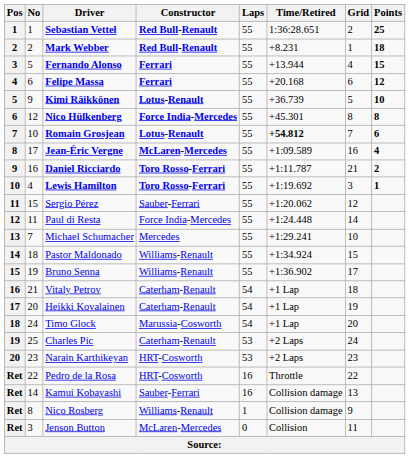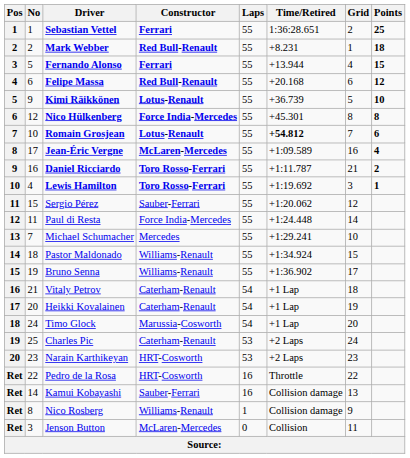(178, 30) Red Bull-Renault -> (155, 30) Ferrari
(155, 81) Ferrari -> (178, 81) Red Bull-Renault
